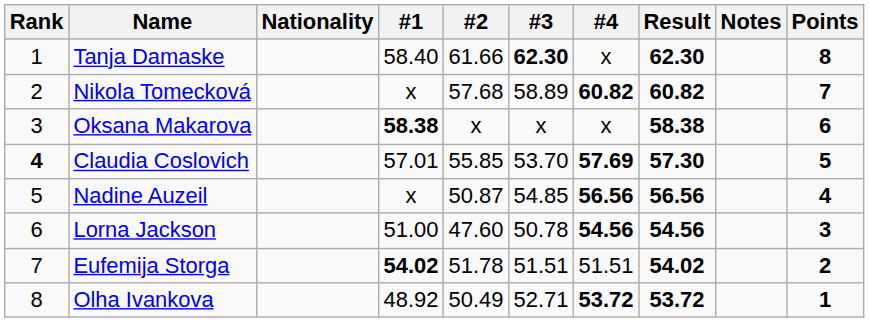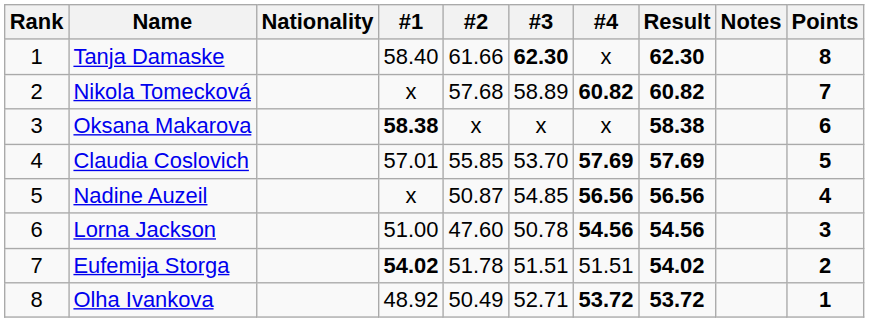(37, 160) bold -> (37, 160) normal
(677, 160) 57.30 -> (677, 160) 57.69
